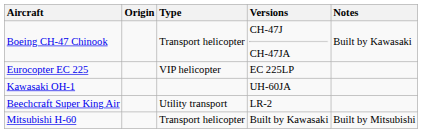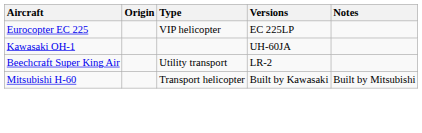- row: (57, 41)
